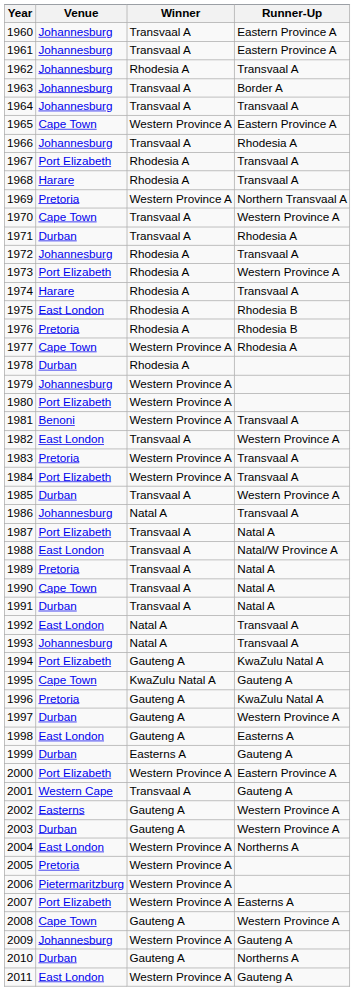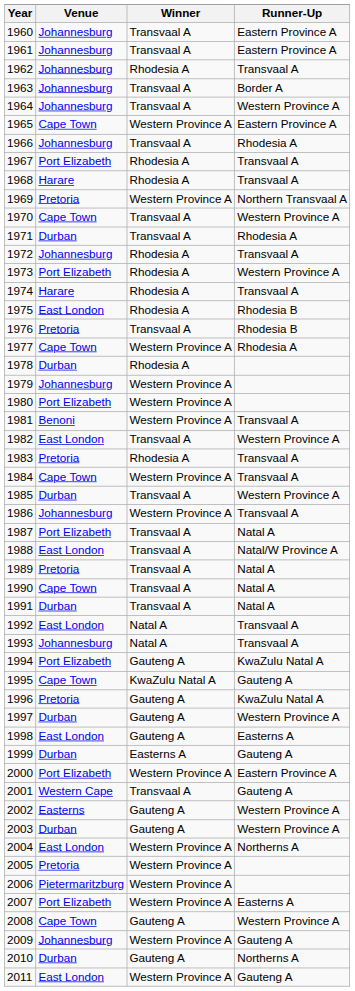(268, 106) Transvaal A -> (288, 106) Western Province A
(159, 328) Rhodesia A -> (160, 328) Transvaal A
(181, 458) Western Province A -> (159, 458) Rhodesia A
(75, 476) Port Elizabeth -> (68, 476) Cape Town
(148, 513) Natal A -> (181, 513) Western Province A
